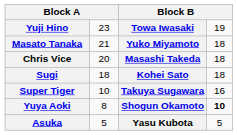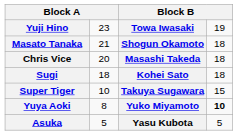(163, 43) Yuko Miyamoto -> (163, 43) Shogun Okamoto
(220, 91) 16 -> (220, 91) 15
(163, 106) Shogun Okamoto -> (163, 106) Yuko Miyamoto
